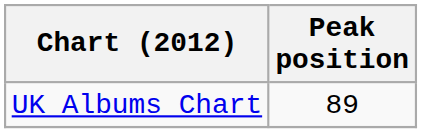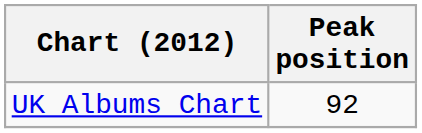(342, 105) 89 -> (342, 105) 92
